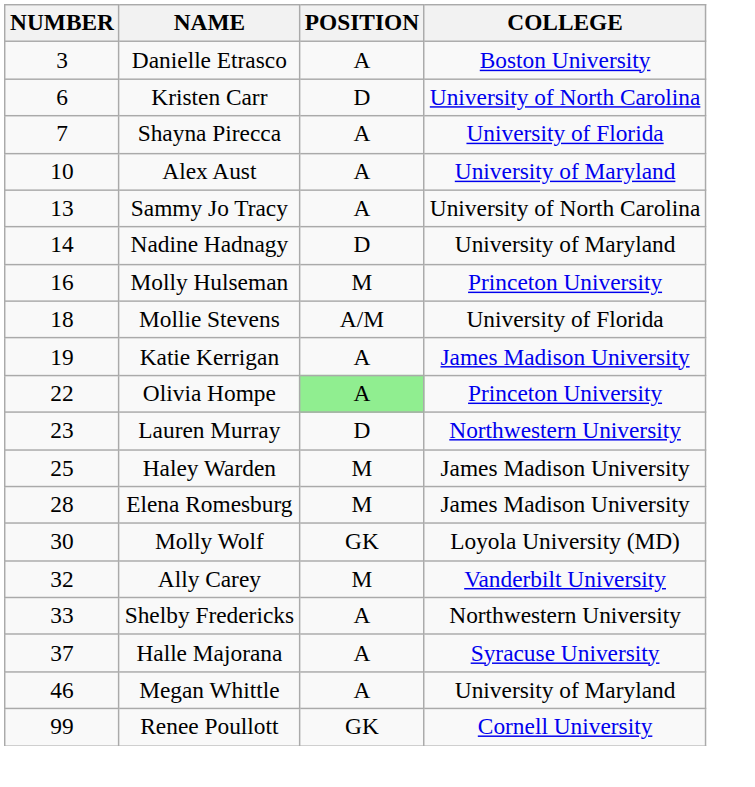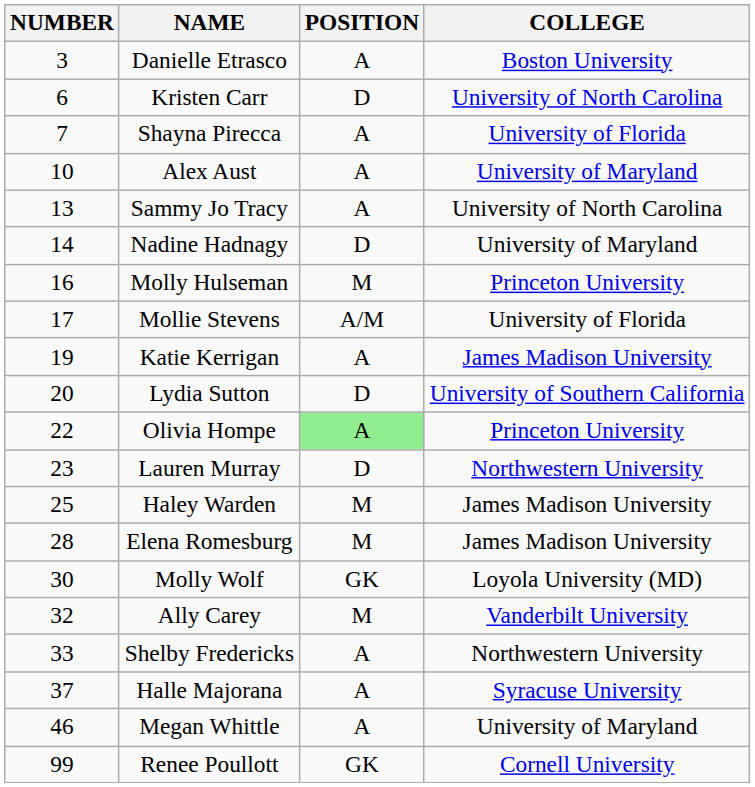(62, 319) 18 -> (62, 319) 17
+ row: (209, 393)
